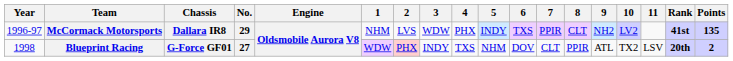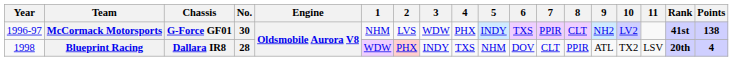(199, 30) Dallara IR8 -> (199, 30) G-Force GF01
(244, 30) 29 -> (244, 30) 30
(711, 30) 135 -> (711, 30) 138
(199, 48) G-Force GF01 -> (199, 48) Dallara IR8
(244, 48) 27 -> (244, 48) 28
(711, 48) 2 -> (711, 48) 4
